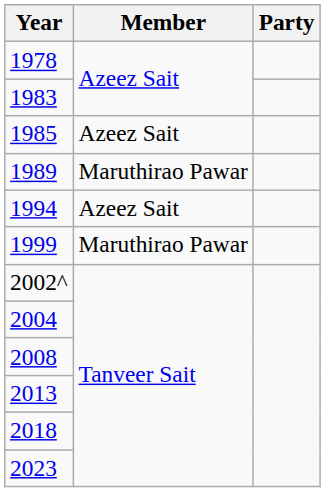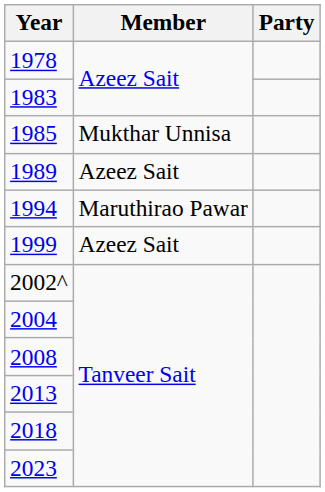(129, 134) Azeez Sait -> (155, 134) Mukthar Unnisa
(163, 171) Maruthirao Pawar -> (129, 171) Azeez Sait
(129, 208) Azeez Sait -> (163, 208) Maruthirao Pawar
(163, 245) Maruthirao Pawar -> (129, 245) Azeez Sait
